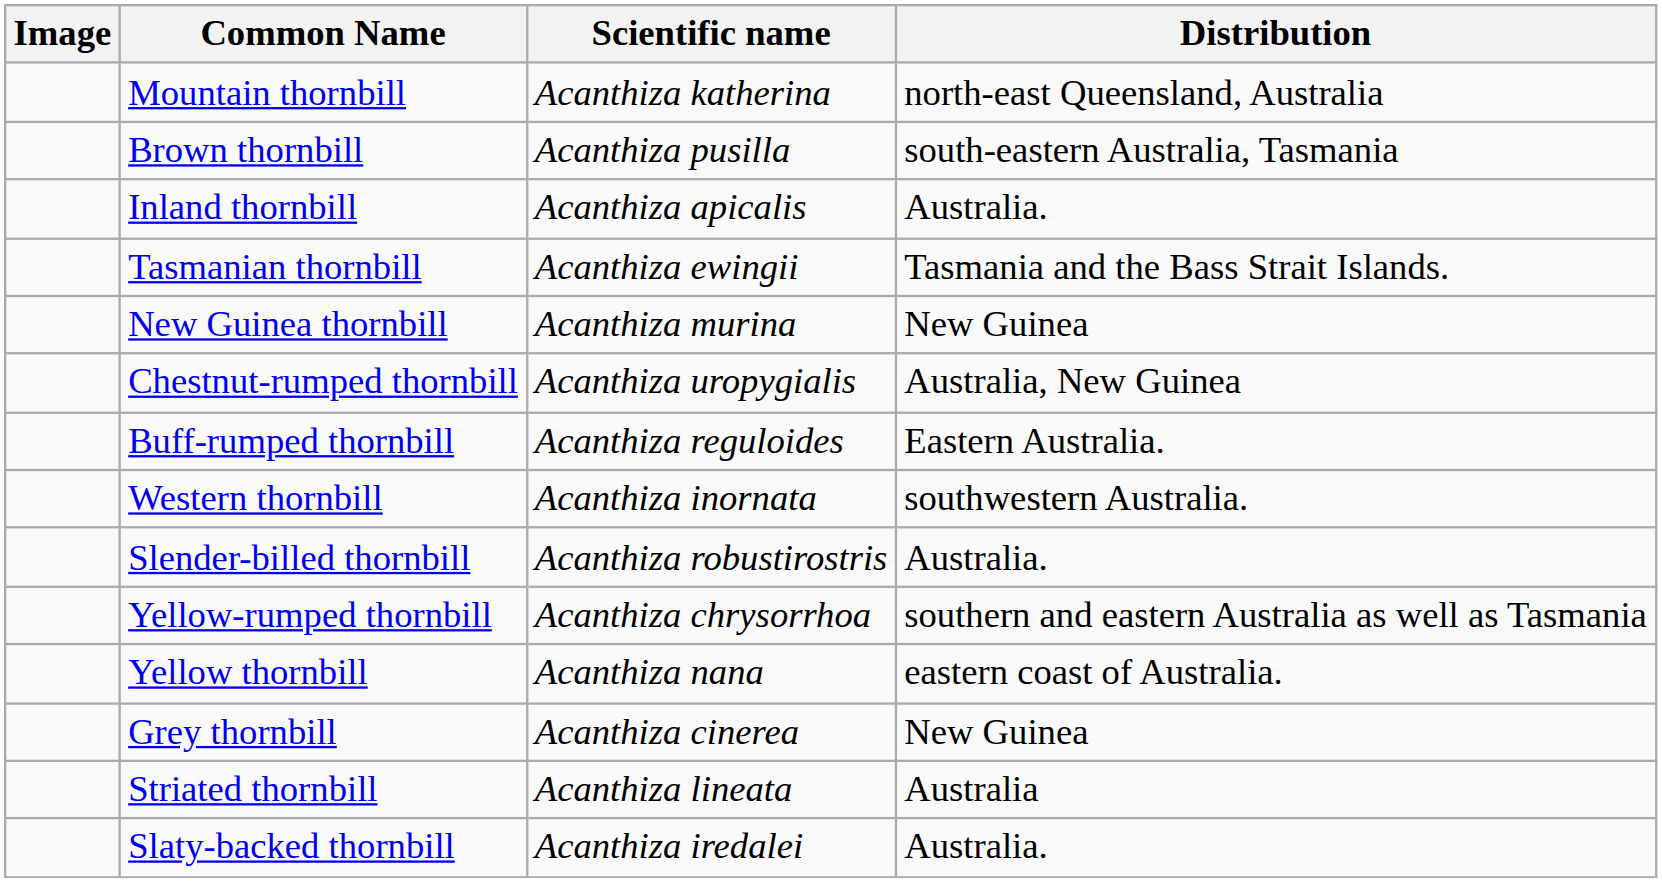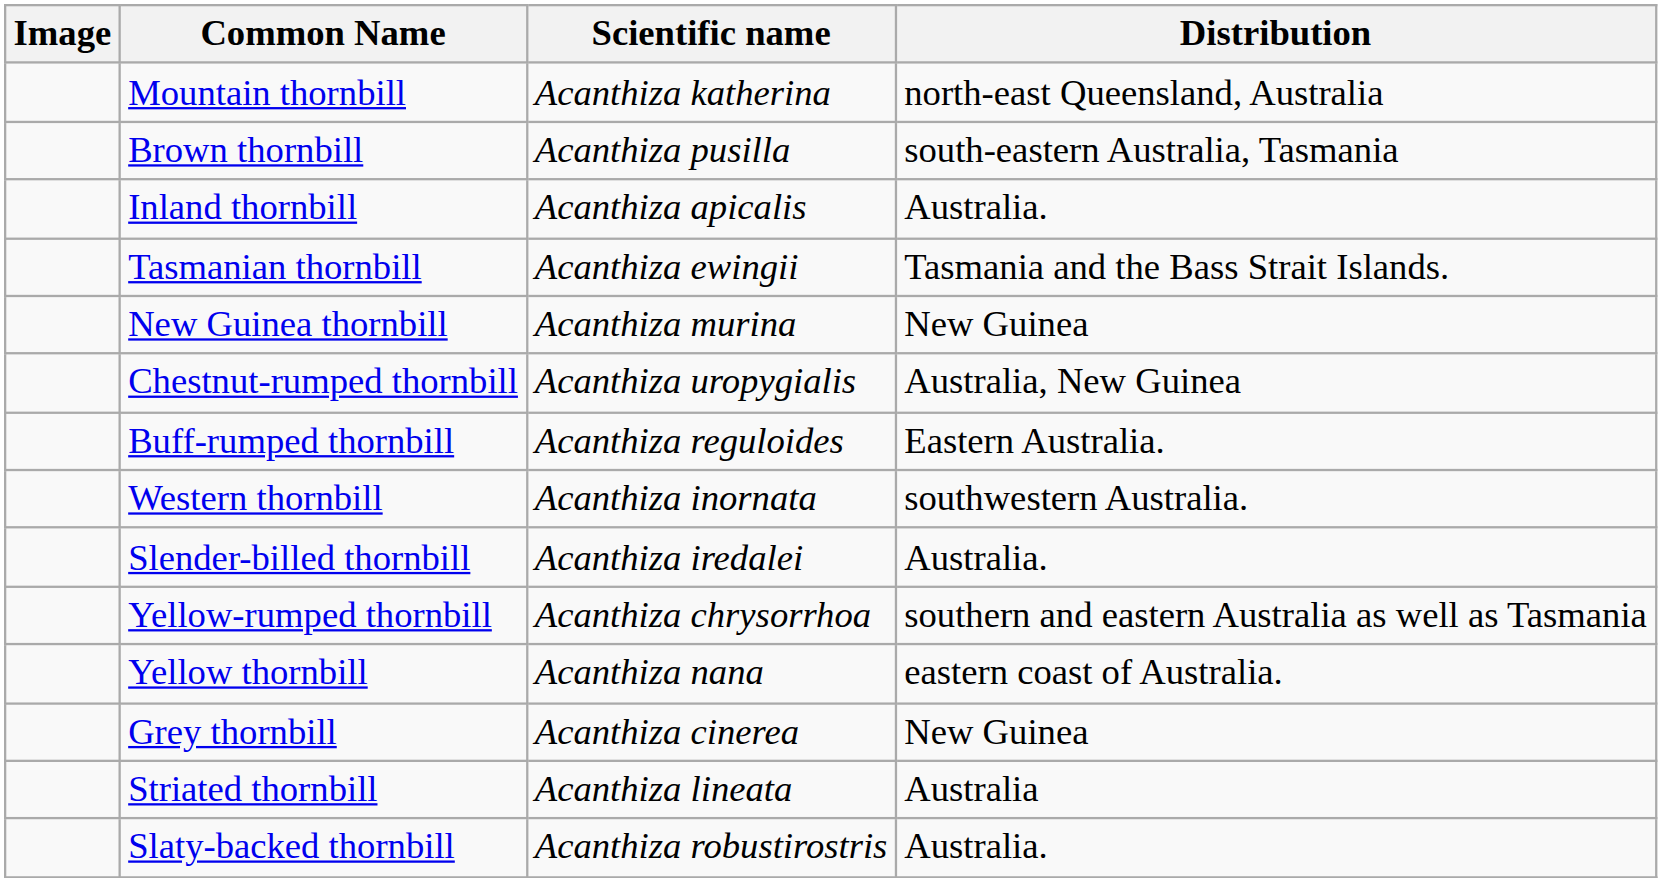(711, 556) Acanthiza robustirostris -> (669, 556) Acanthiza iredalei
(669, 847) Acanthiza iredalei -> (711, 847) Acanthiza robustirostris
